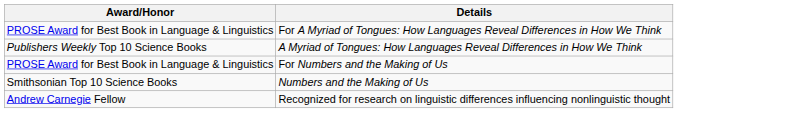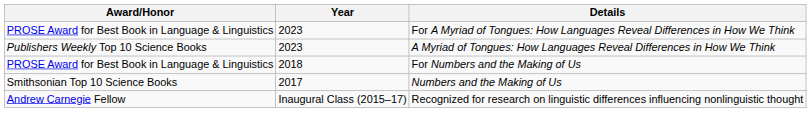+ column: (342, 13)
